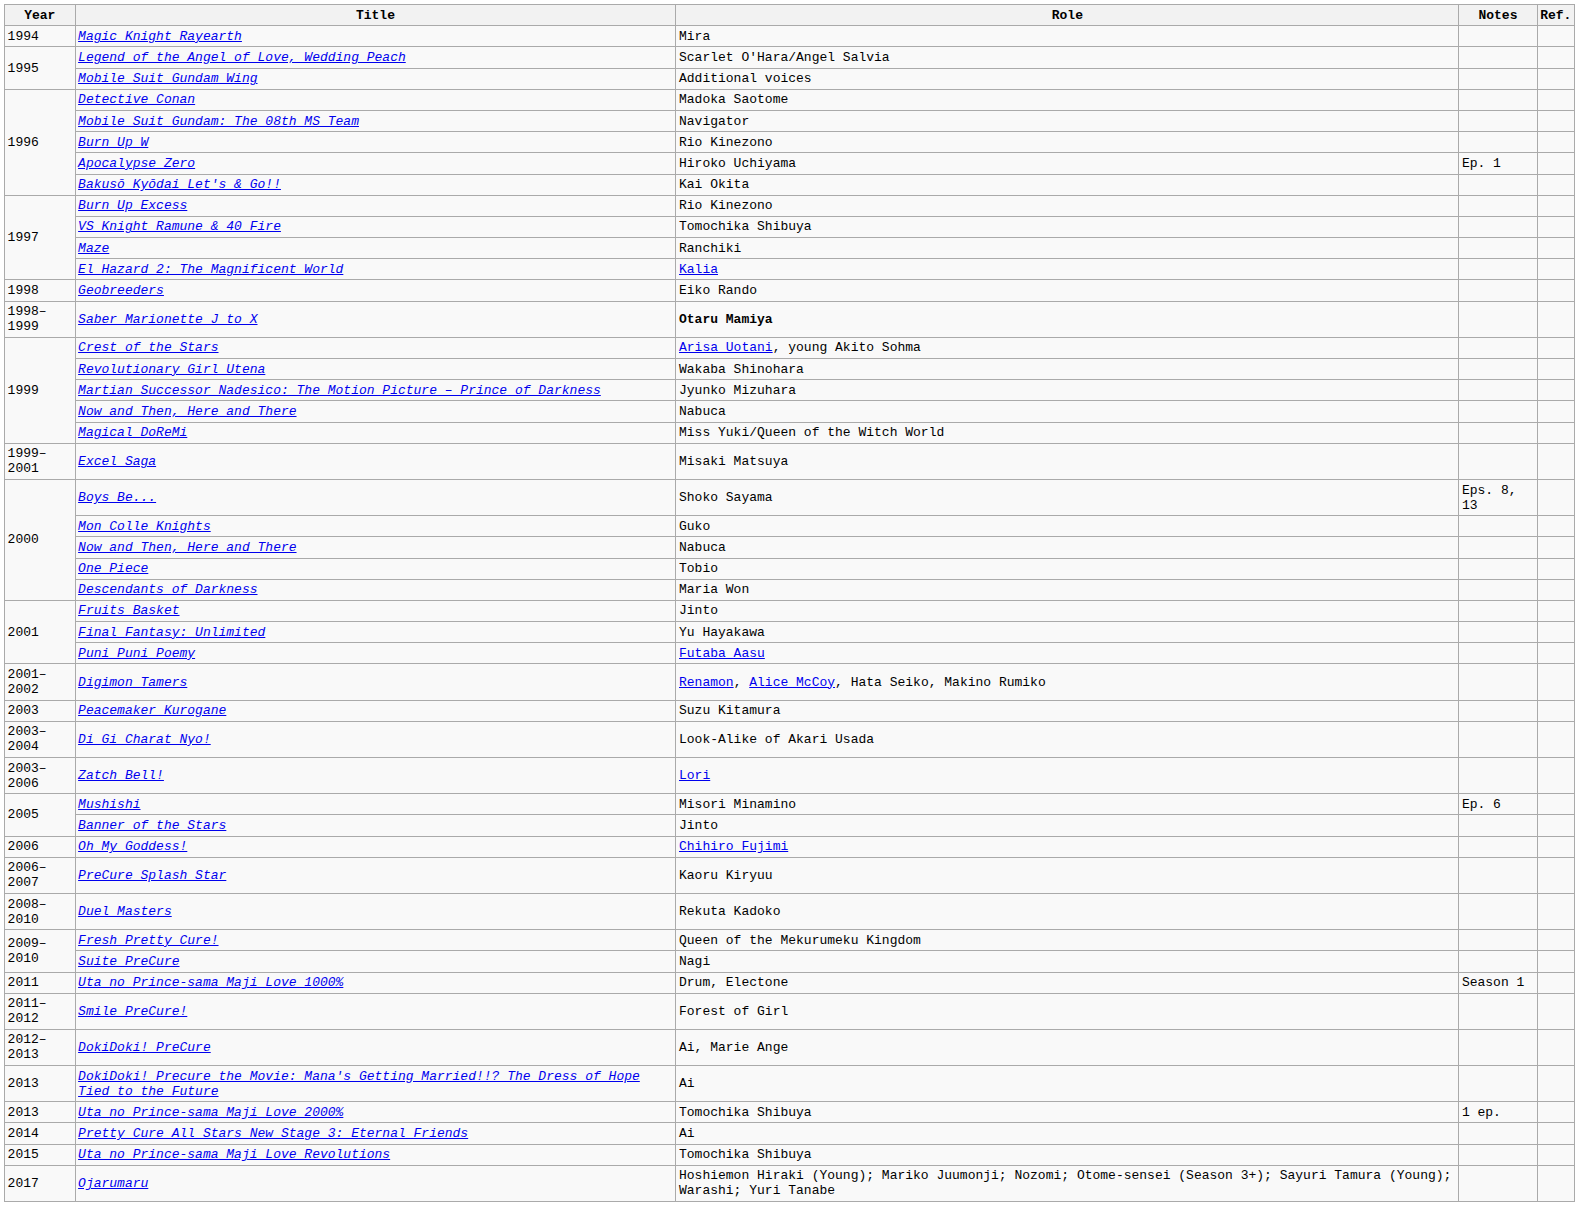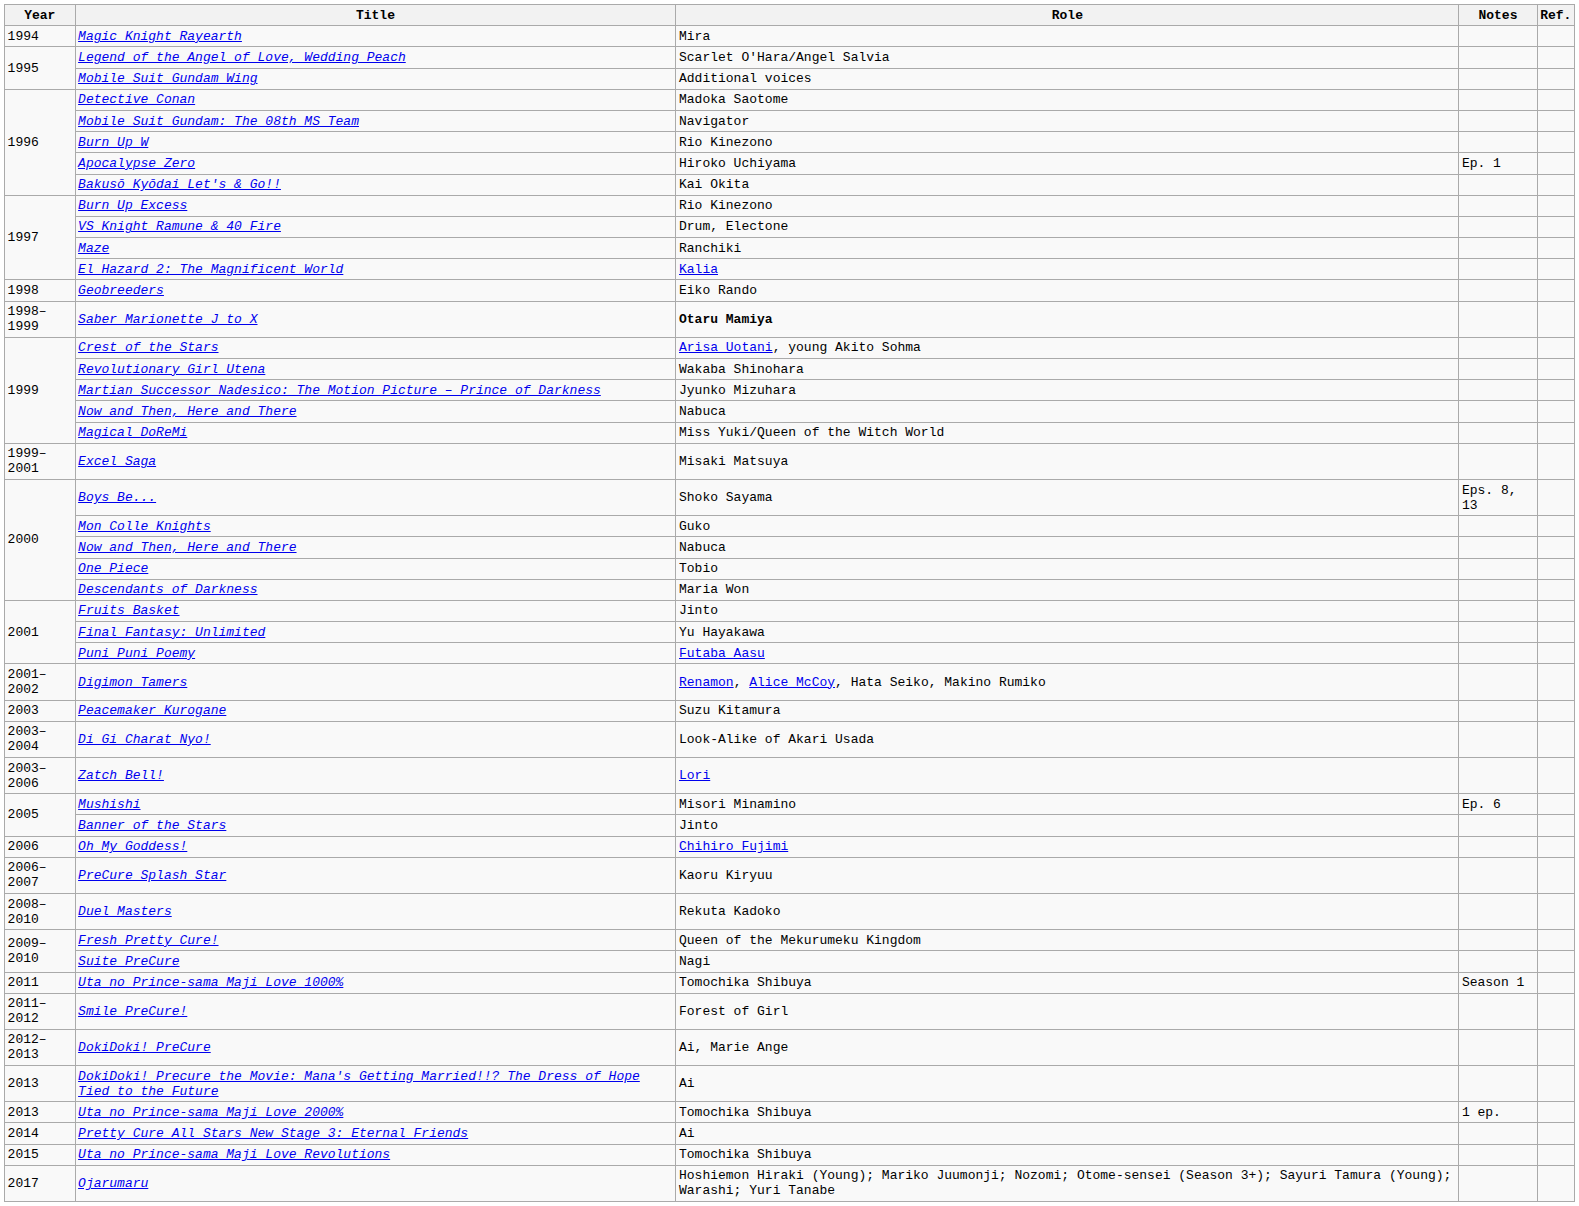(745, 227) Tomochika Shibuya -> (734, 227) Drum, Electone
(734, 983) Drum, Electone -> (745, 983) Tomochika Shibuya
